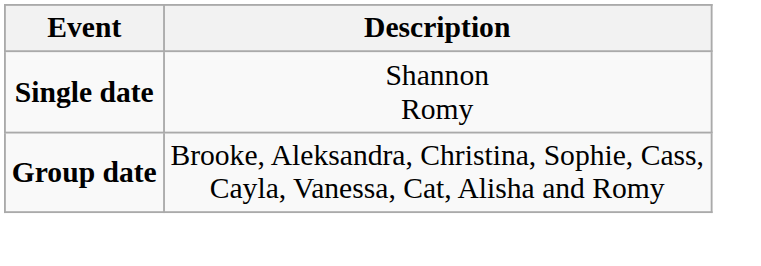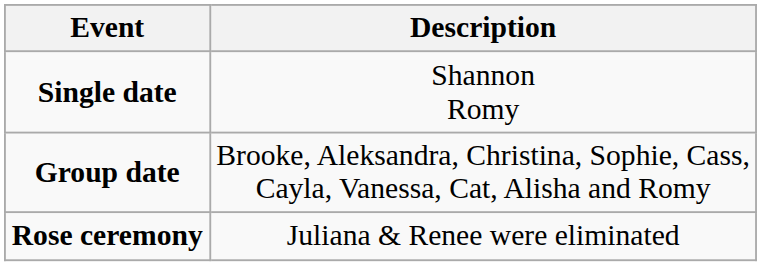+ row: (107, 235)
